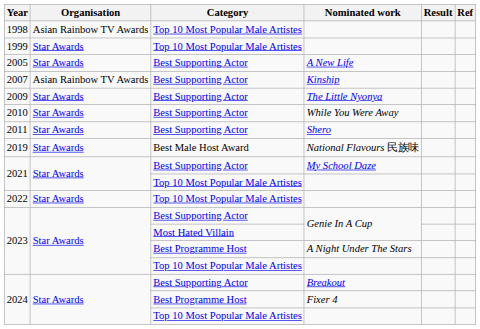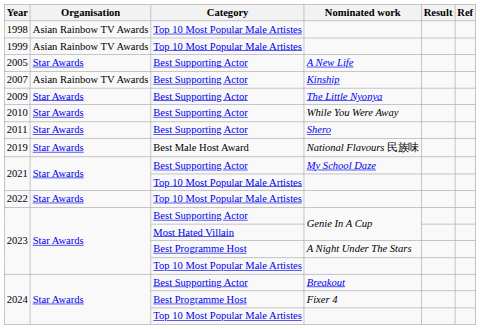(58, 46) Star Awards -> (91, 46) Asian Rainbow TV Awards
